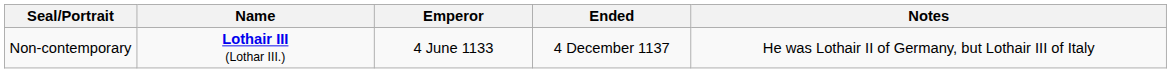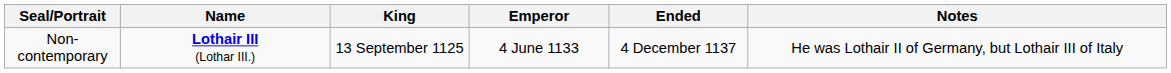+ column: (400, 16)
